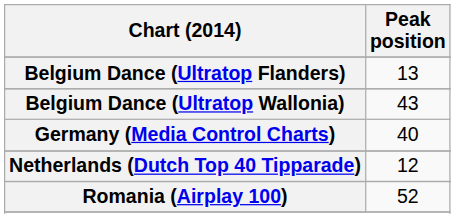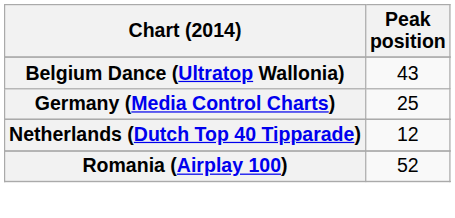- row: (185, 72)
(408, 134) 40 -> (408, 103) 25
